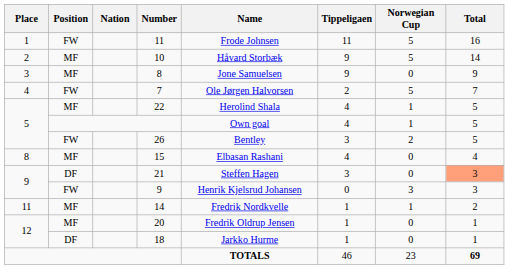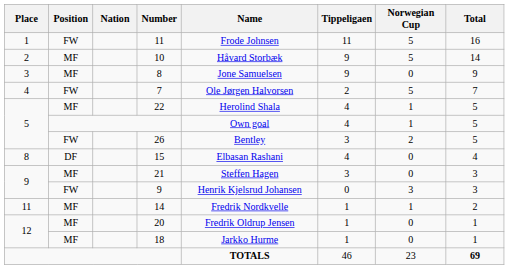(71, 157) MF -> (71, 157) DF
(71, 173) DF -> (71, 173) MF
(475, 173) lightsalmon background -> (475, 173) no background
(71, 239) DF -> (71, 239) MF
